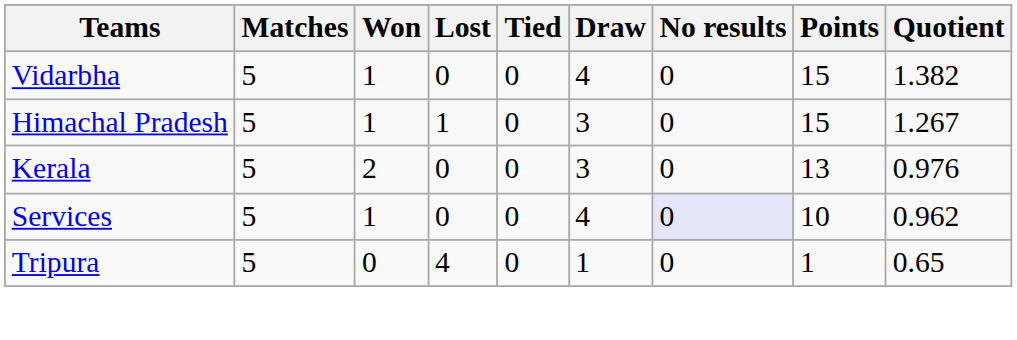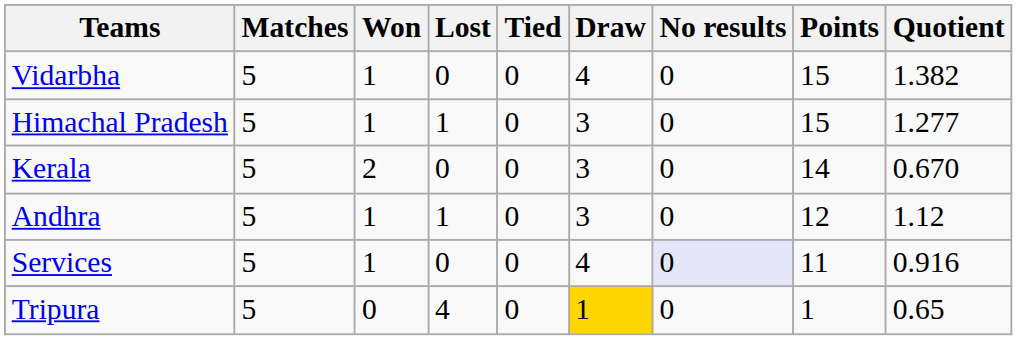(926, 121) 1.267 -> (926, 121) 1.277
(815, 168) 13 -> (815, 168) 14
(926, 168) 0.976 -> (926, 168) 0.670
+ row: (56, 215)
(815, 215) 10 -> (814, 262) 11
(926, 215) 0.962 -> (926, 262) 0.916
(583, 262) no background -> (583, 309) gold background
